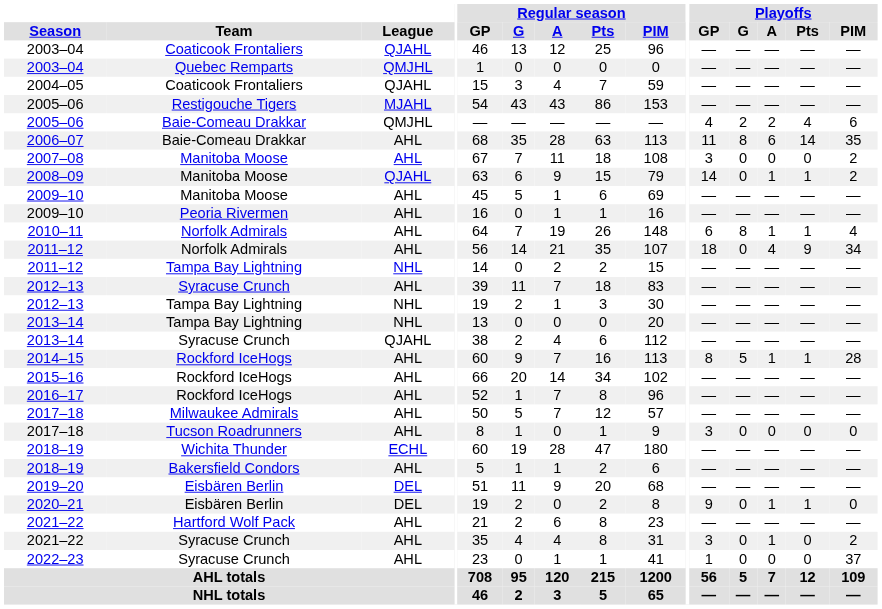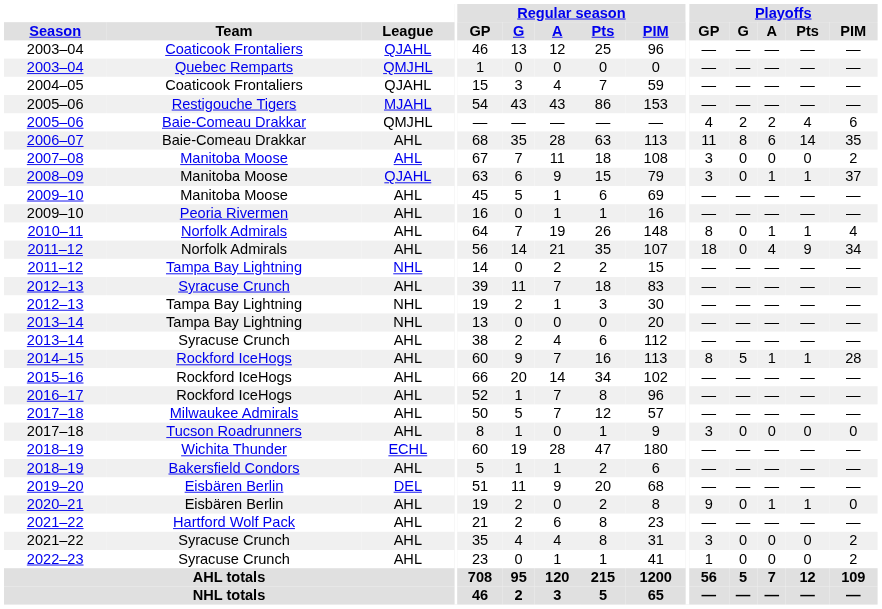(709, 176) 14 -> (709, 176) 3
(853, 176) 2 -> (853, 176) 37
(709, 231) 6 -> (709, 231) 8
(743, 231) 8 -> (743, 231) 0
(408, 340) QJAHL -> (408, 340) AHL
(408, 504) DEL -> (408, 504) AHL
(772, 540) 1 -> (772, 540) 0
(853, 559) 37 -> (853, 559) 2
